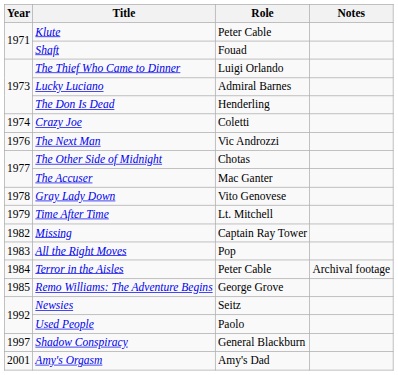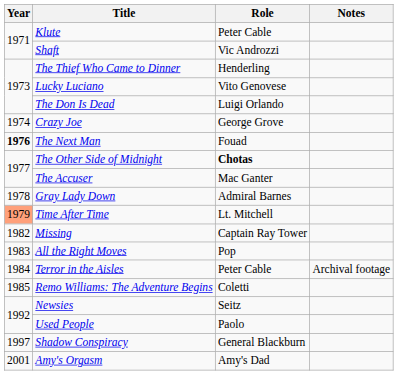(232, 50) Fouad -> (248, 50) Vic Androzzi
(251, 68) Luigi Orlando -> (244, 68) Henderling
(255, 86) Admiral Barnes -> (252, 86) Vito Genovese
(244, 104) Henderling -> (251, 104) Luigi Orlando
(234, 123) Coletti -> (251, 123) George Grove
(19, 141) normal -> (19, 141) bold
(248, 141) Vic Androzzi -> (232, 141) Fouad
(234, 159) normal -> (235, 159) bold
(252, 196) Vito Genovese -> (255, 196) Admiral Barnes
(19, 214) no background -> (19, 214) lightsalmon background
(251, 287) George Grove -> (234, 287) Coletti
